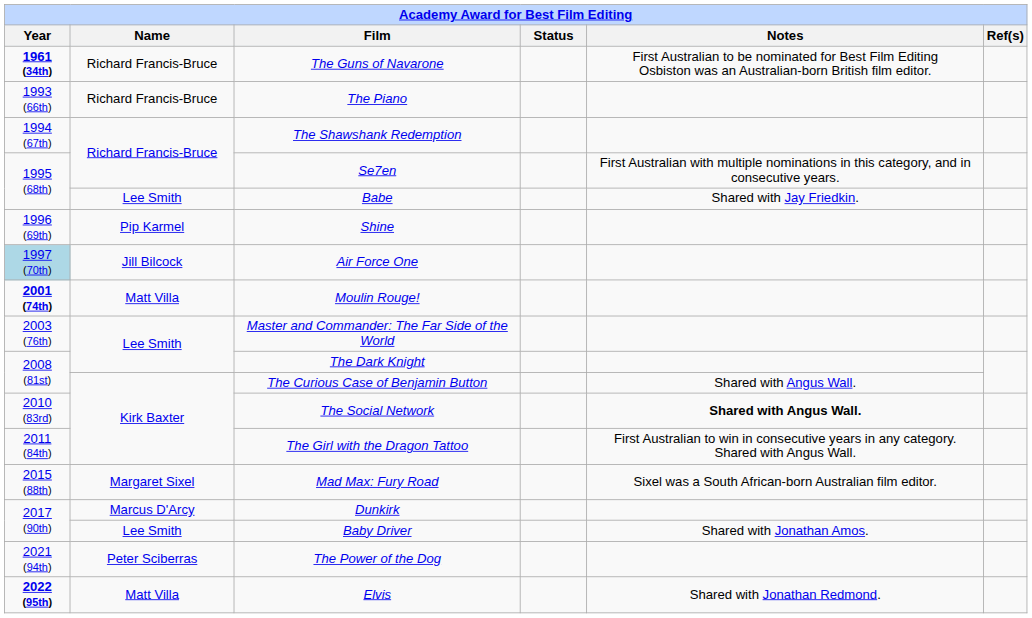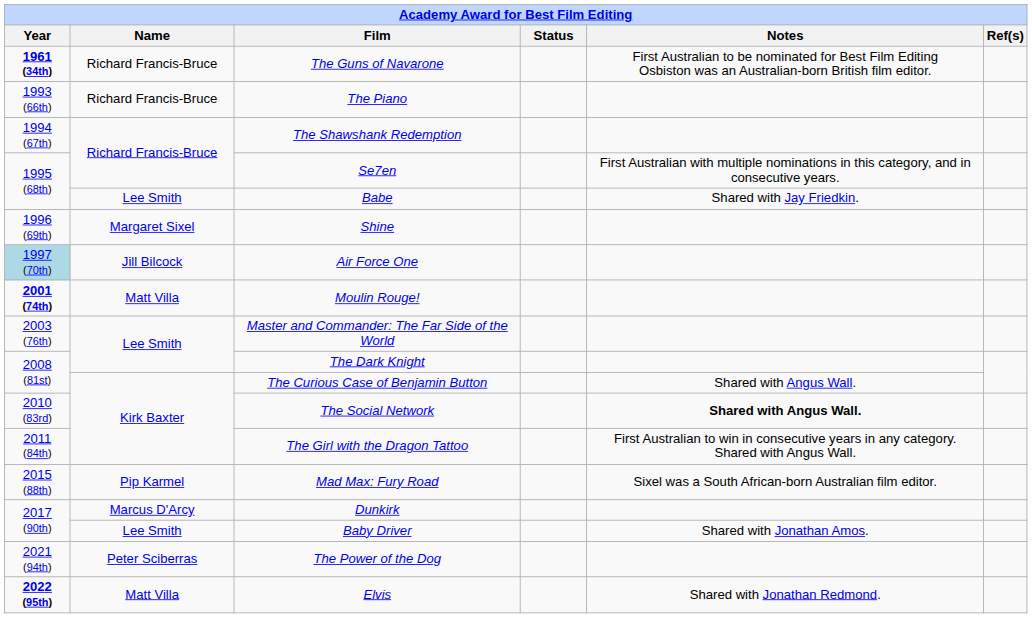(152, 226) Pip Karmel -> (152, 226) Margaret Sixel
(152, 481) Margaret Sixel -> (152, 481) Pip Karmel
